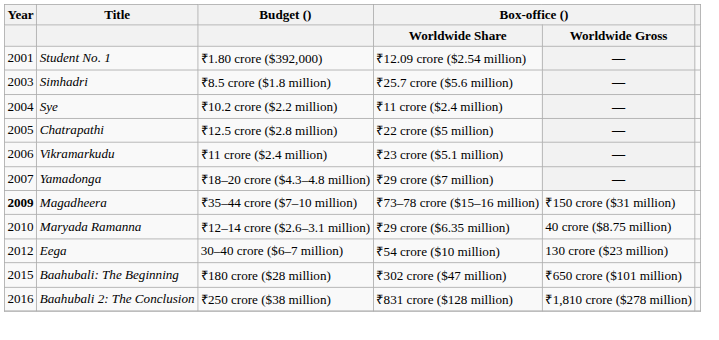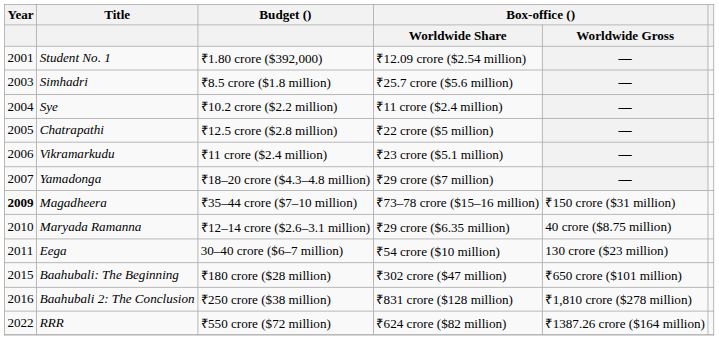(21, 250) 2012 -> (20, 250) 2011
+ row: (52, 323)
